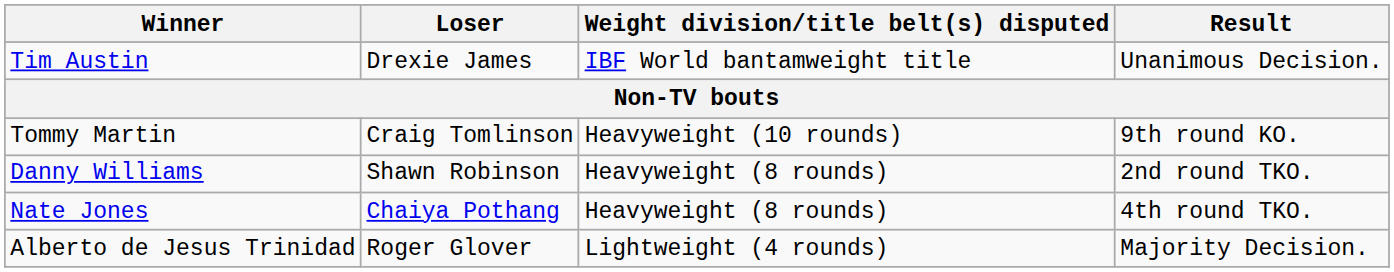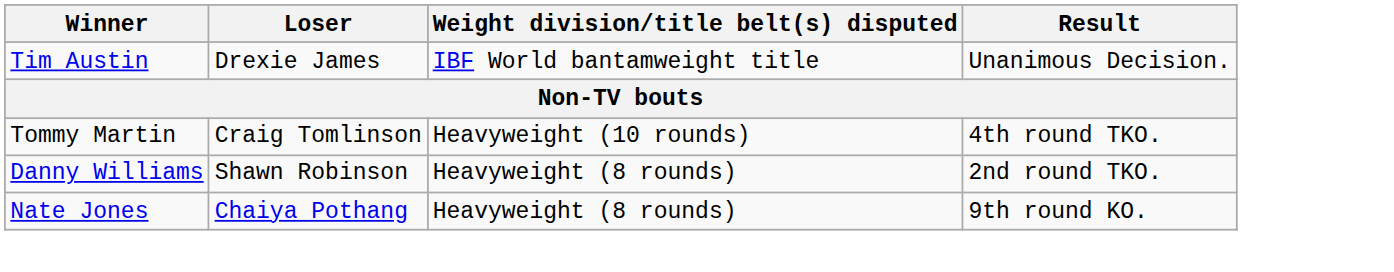(1210, 136) 9th round KO. -> (1065, 136) 4th round TKO.
(1217, 211) 4th round TKO. -> (1058, 211) 9th round KO.
- row: (183, 249)
